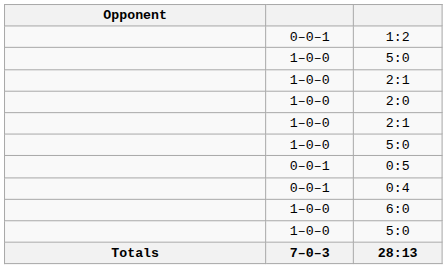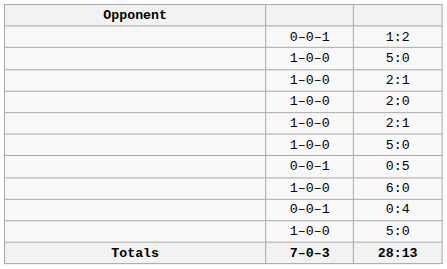rows swapped: (310, 188) <-> (310, 210)
